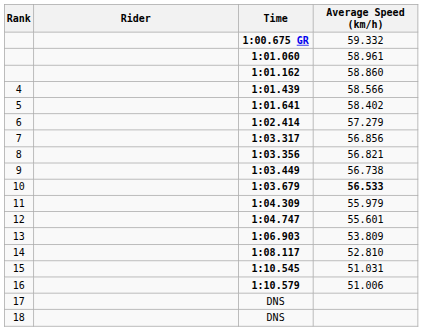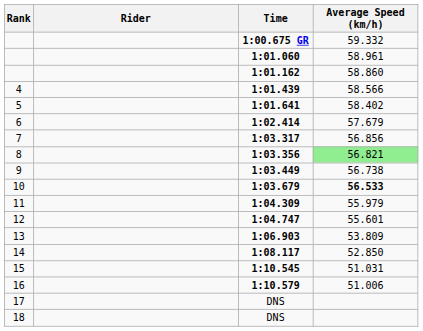(365, 122) 57.279 -> (365, 122) 57.679
(365, 155) no background -> (365, 155) lightgreen background
(365, 252) 52.810 -> (365, 252) 52.850
